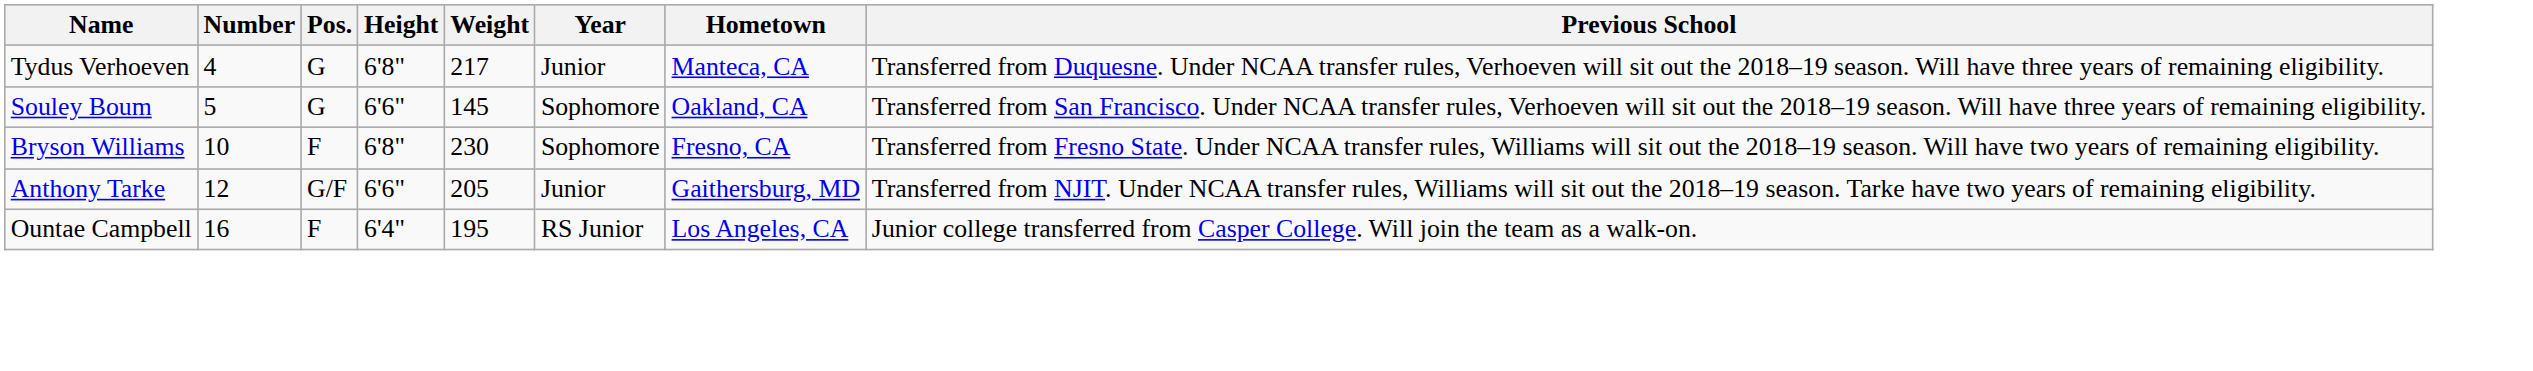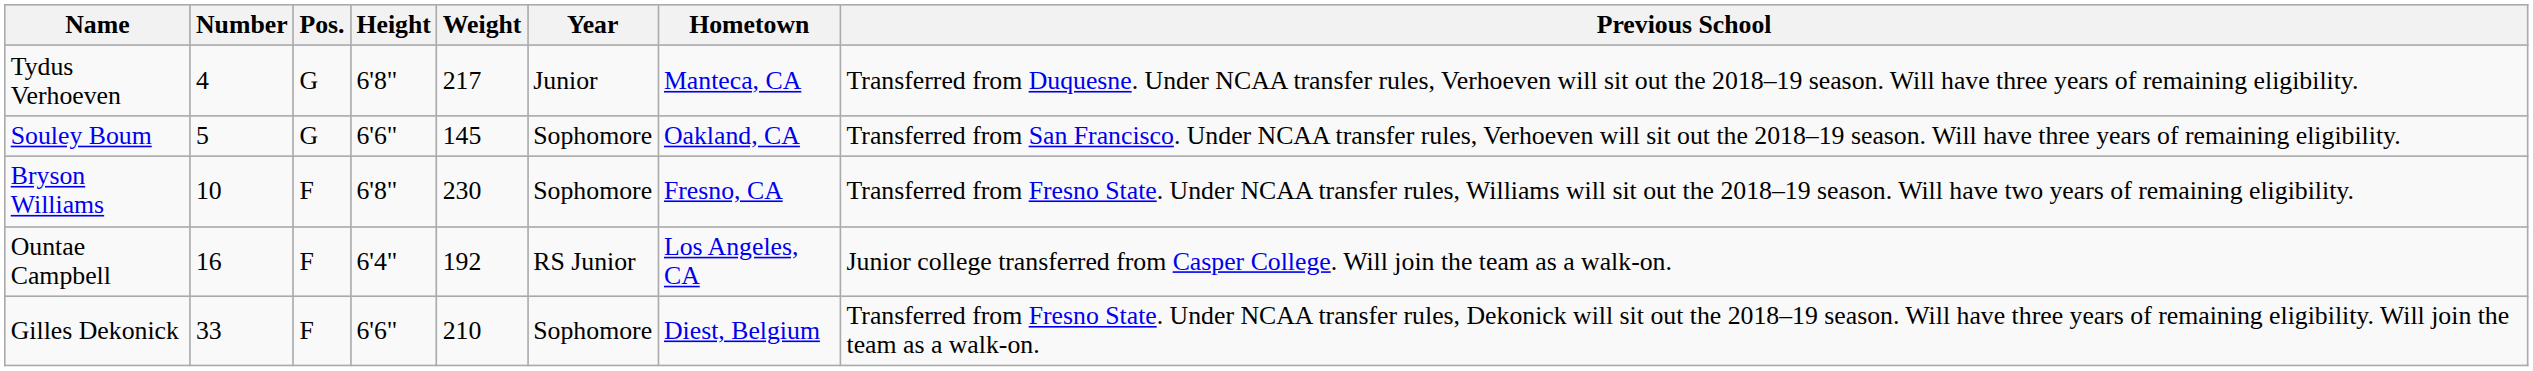- row: (88, 188)
(470, 229) 195 -> (462, 260) 192
+ row: (95, 330)
